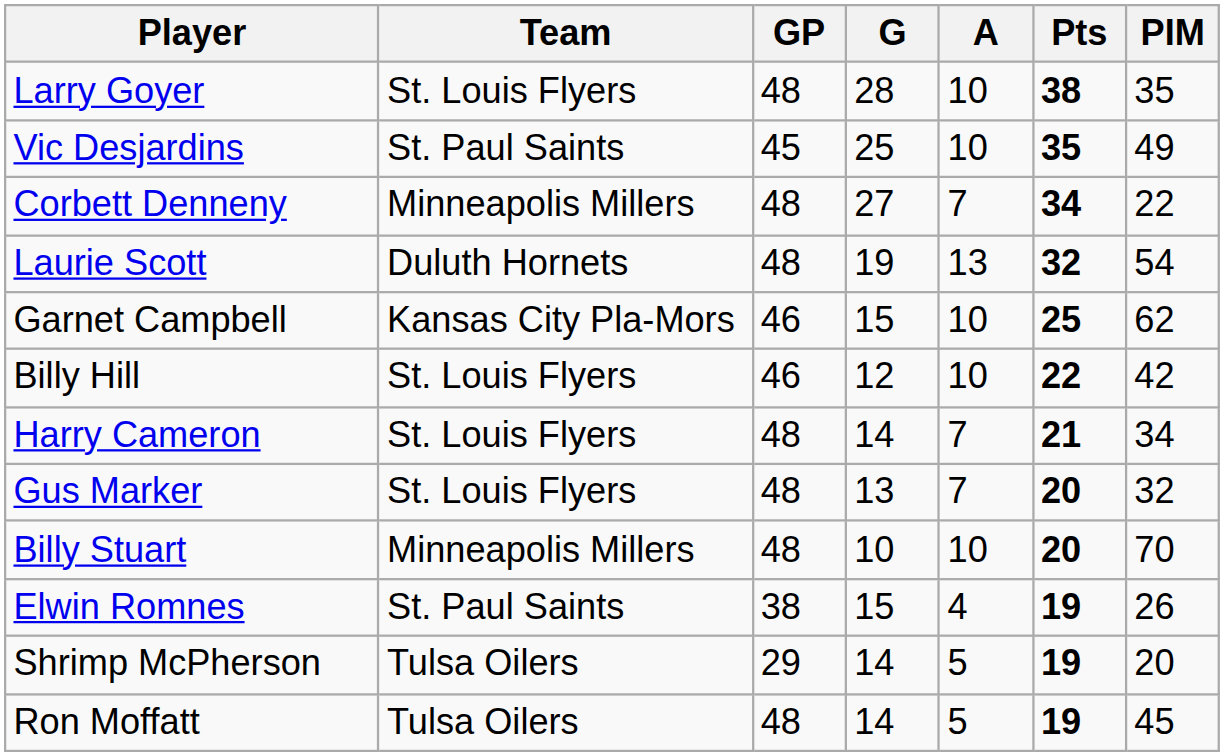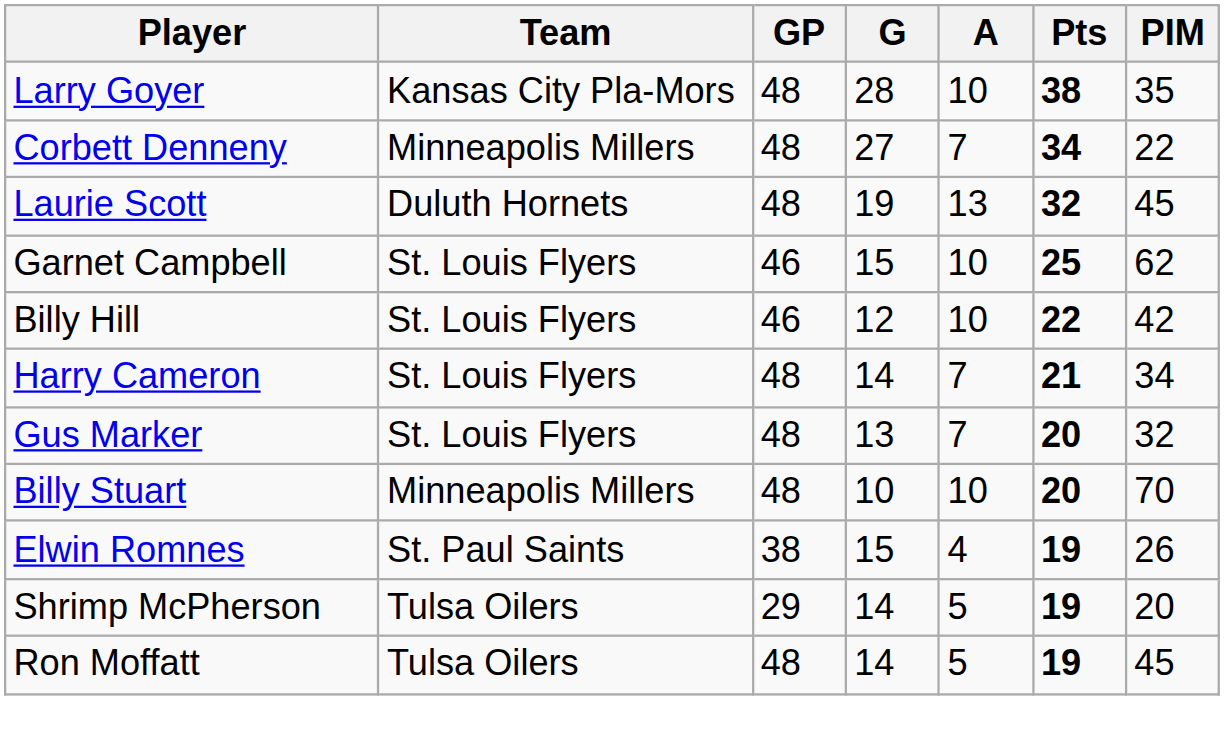(512, 90) St. Louis Flyers -> (561, 90) Kansas City Pla-Mors
- row: (129, 147)
(1154, 262) 54 -> (1154, 205) 45
(561, 319) Kansas City Pla-Mors -> (512, 262) St. Louis Flyers
